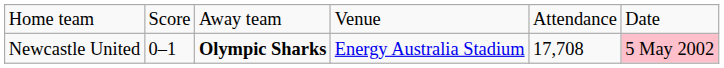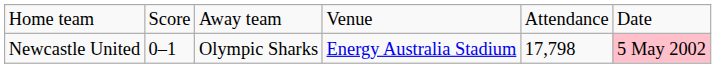(263, 48) bold -> (259, 48) normal
(558, 48) 17,708 -> (550, 48) 17,798
